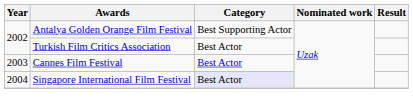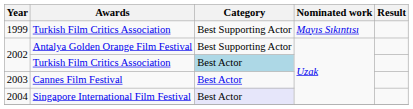+ row: (17, 29)
(220, 46) no background -> (220, 63) lightblue background
